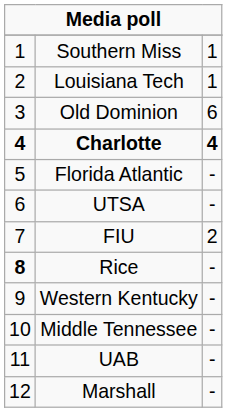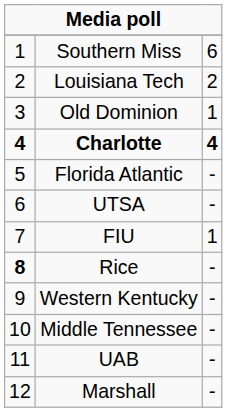(212, 50) 1 -> (212, 50) 6
(212, 81) 1 -> (212, 81) 2
(212, 112) 6 -> (212, 112) 1
(212, 236) 2 -> (212, 236) 1
